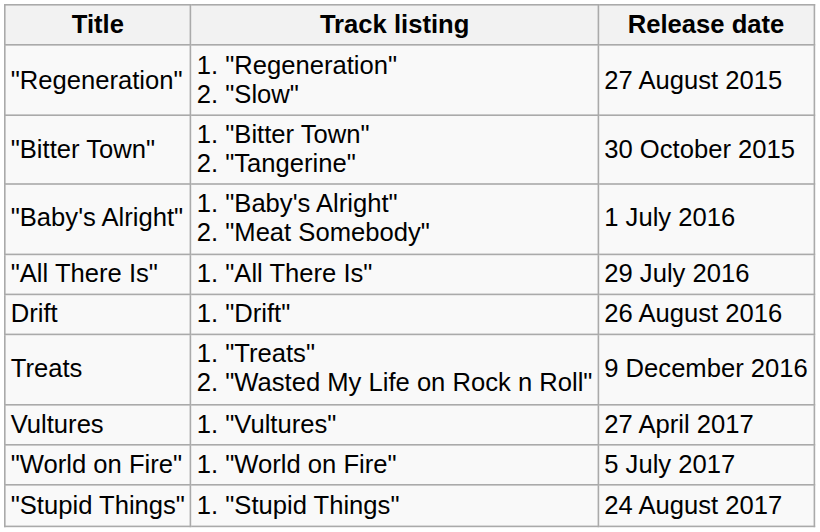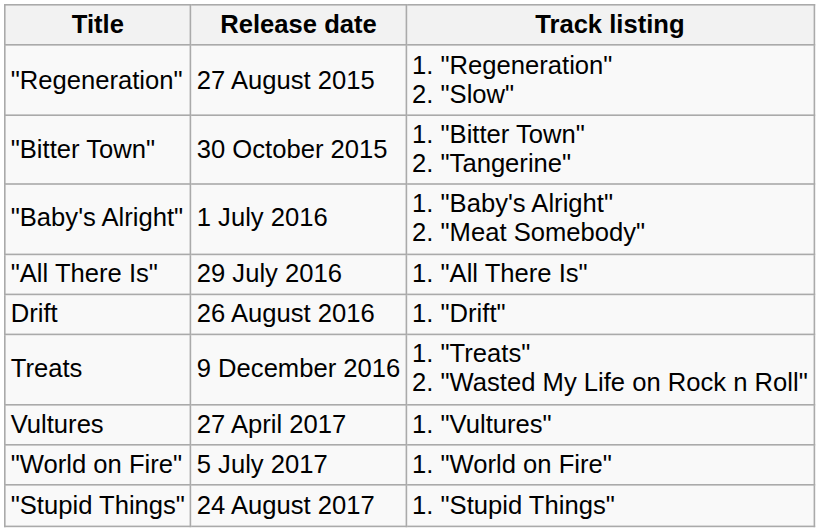columns swapped: (706, 24) <-> (395, 24)
